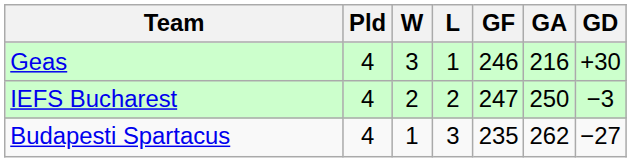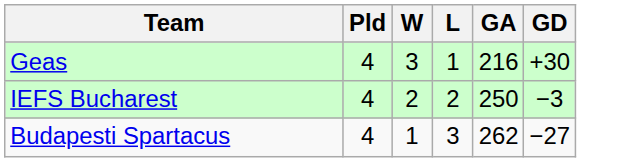- column: (499, 23)
